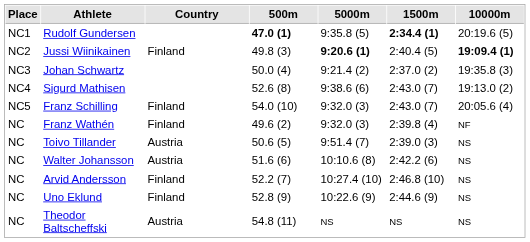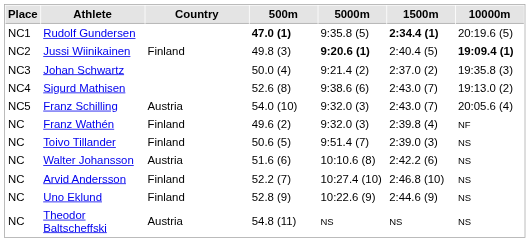(166, 106) Finland -> (165, 106) Austria
(165, 142) Austria -> (166, 142) Finland
